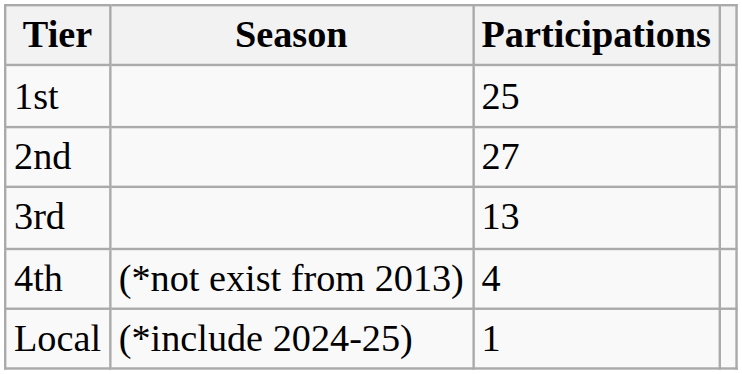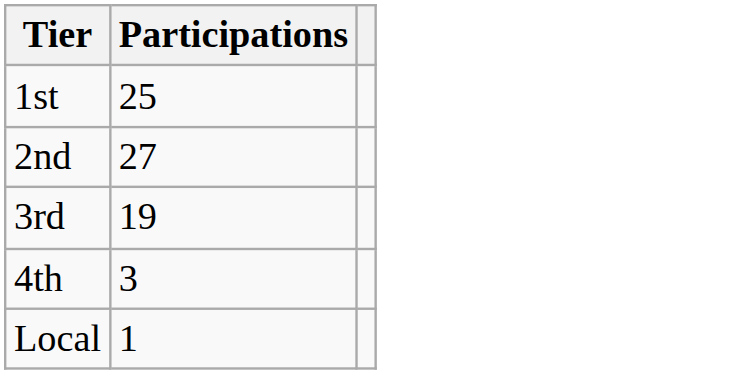- column: (291, 34)
(501, 216) 13 -> (138, 216) 19
(491, 277) 4 -> (128, 277) 3
